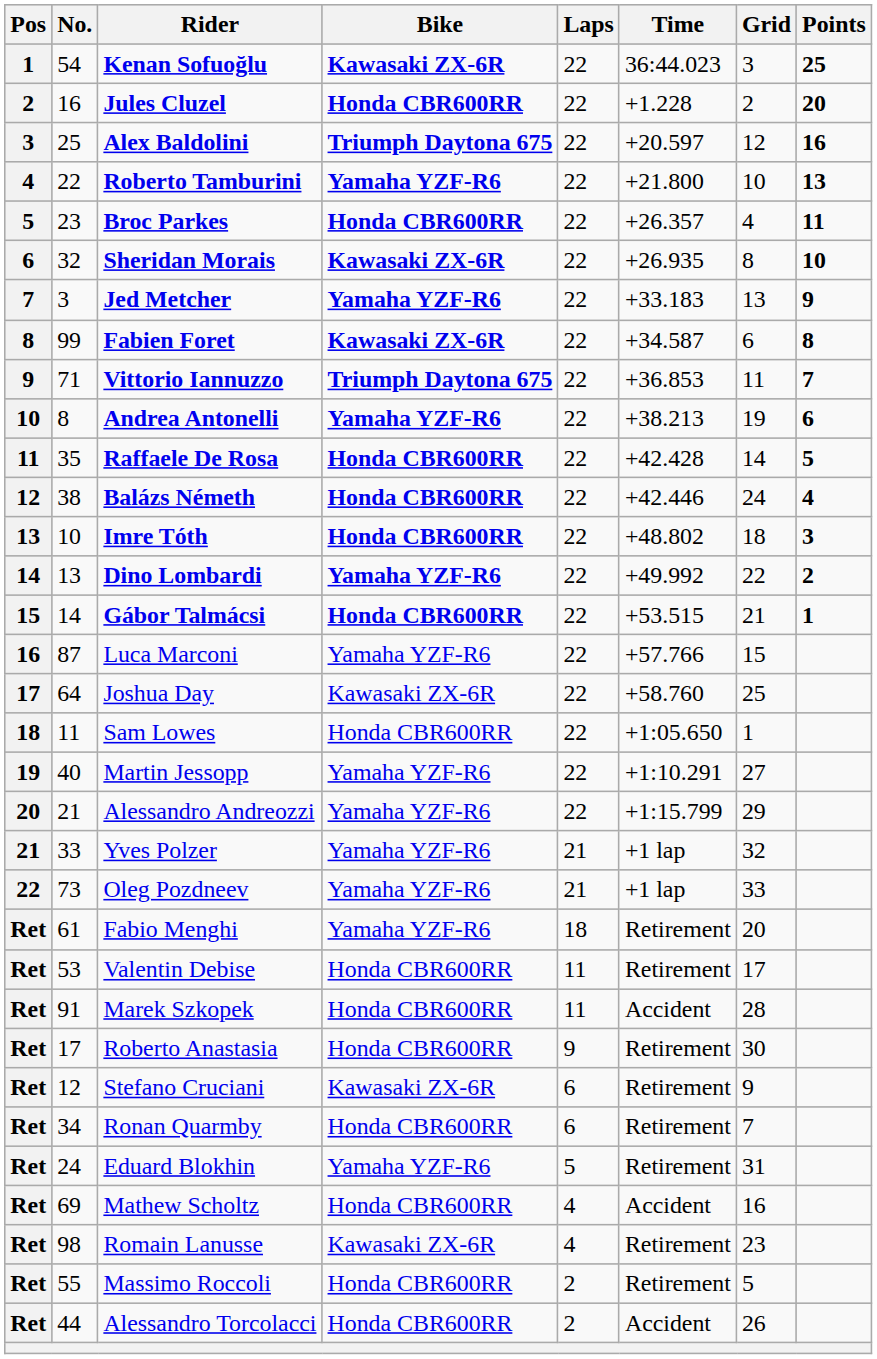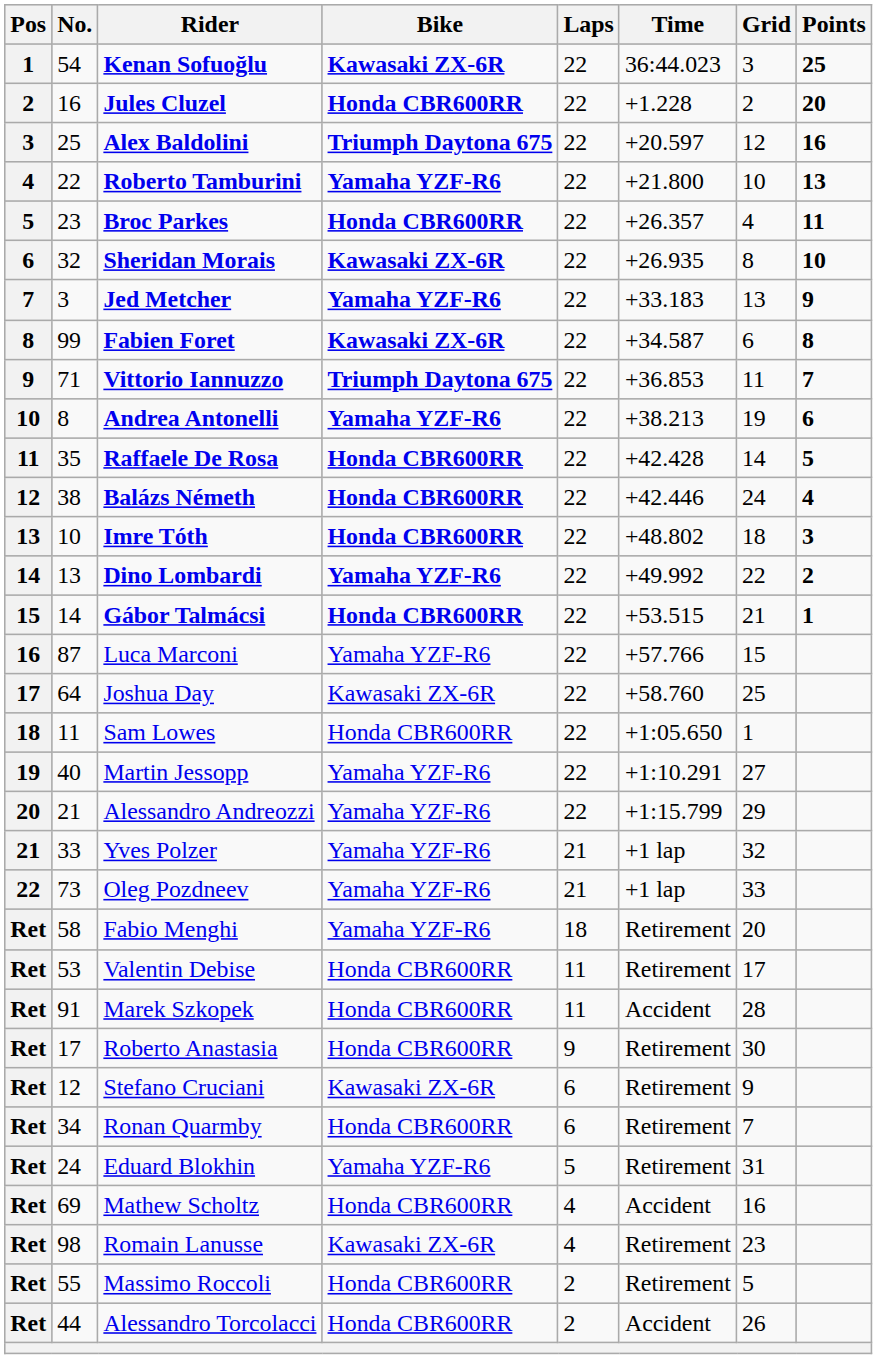(69, 929) 61 -> (69, 929) 58
